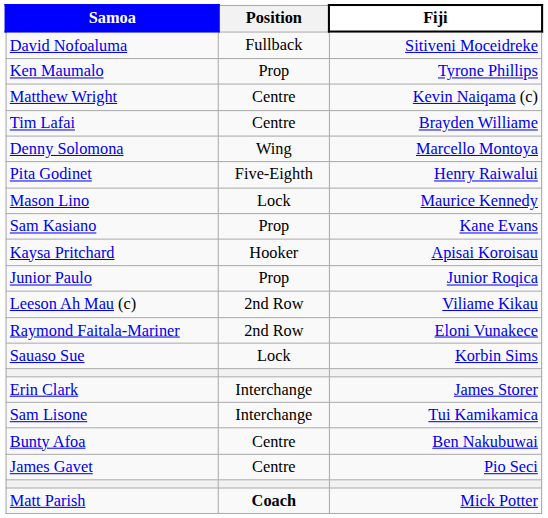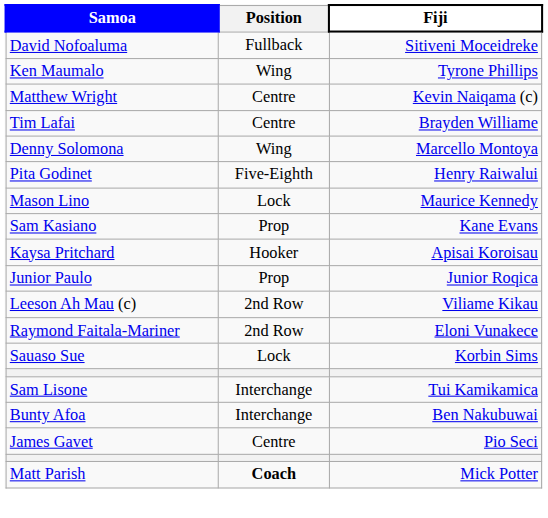(274, 71) Prop -> (274, 71) Wing
- row: (44, 389)
(274, 441) Centre -> (274, 415) Interchange
